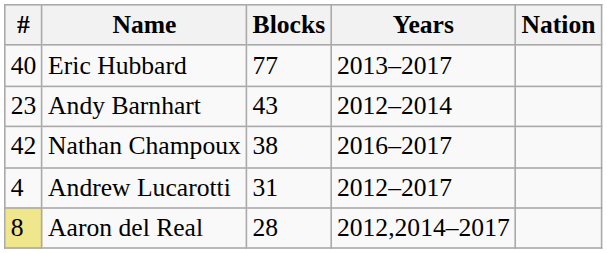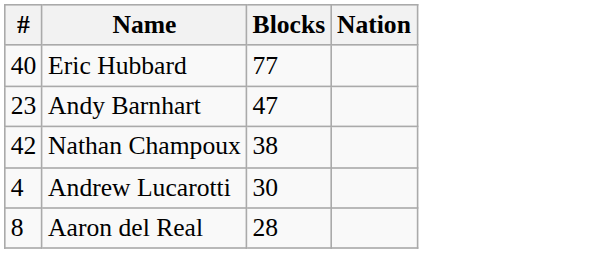- column: (423, 24)
(265, 106) 43 -> (265, 106) 47
(265, 187) 31 -> (265, 187) 30
(17, 227) khaki background -> (17, 227) no background
